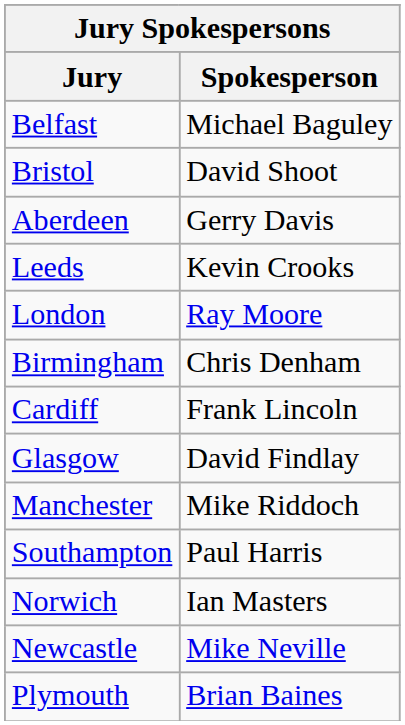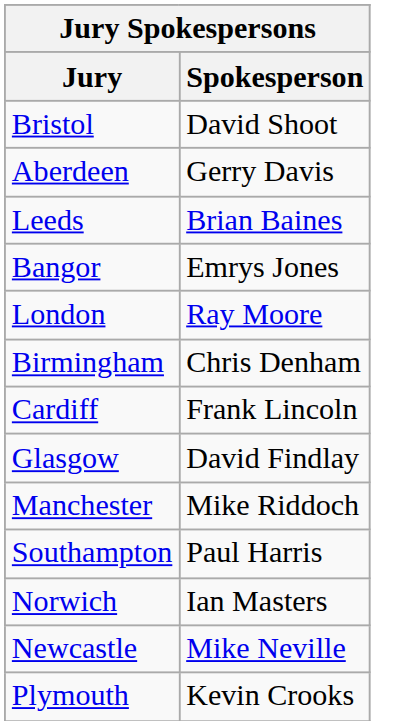- row: (54, 123)
(270, 266) Kevin Crooks -> (264, 219) Brian Baines
+ row: (56, 266)
(264, 696) Brian Baines -> (270, 696) Kevin Crooks
